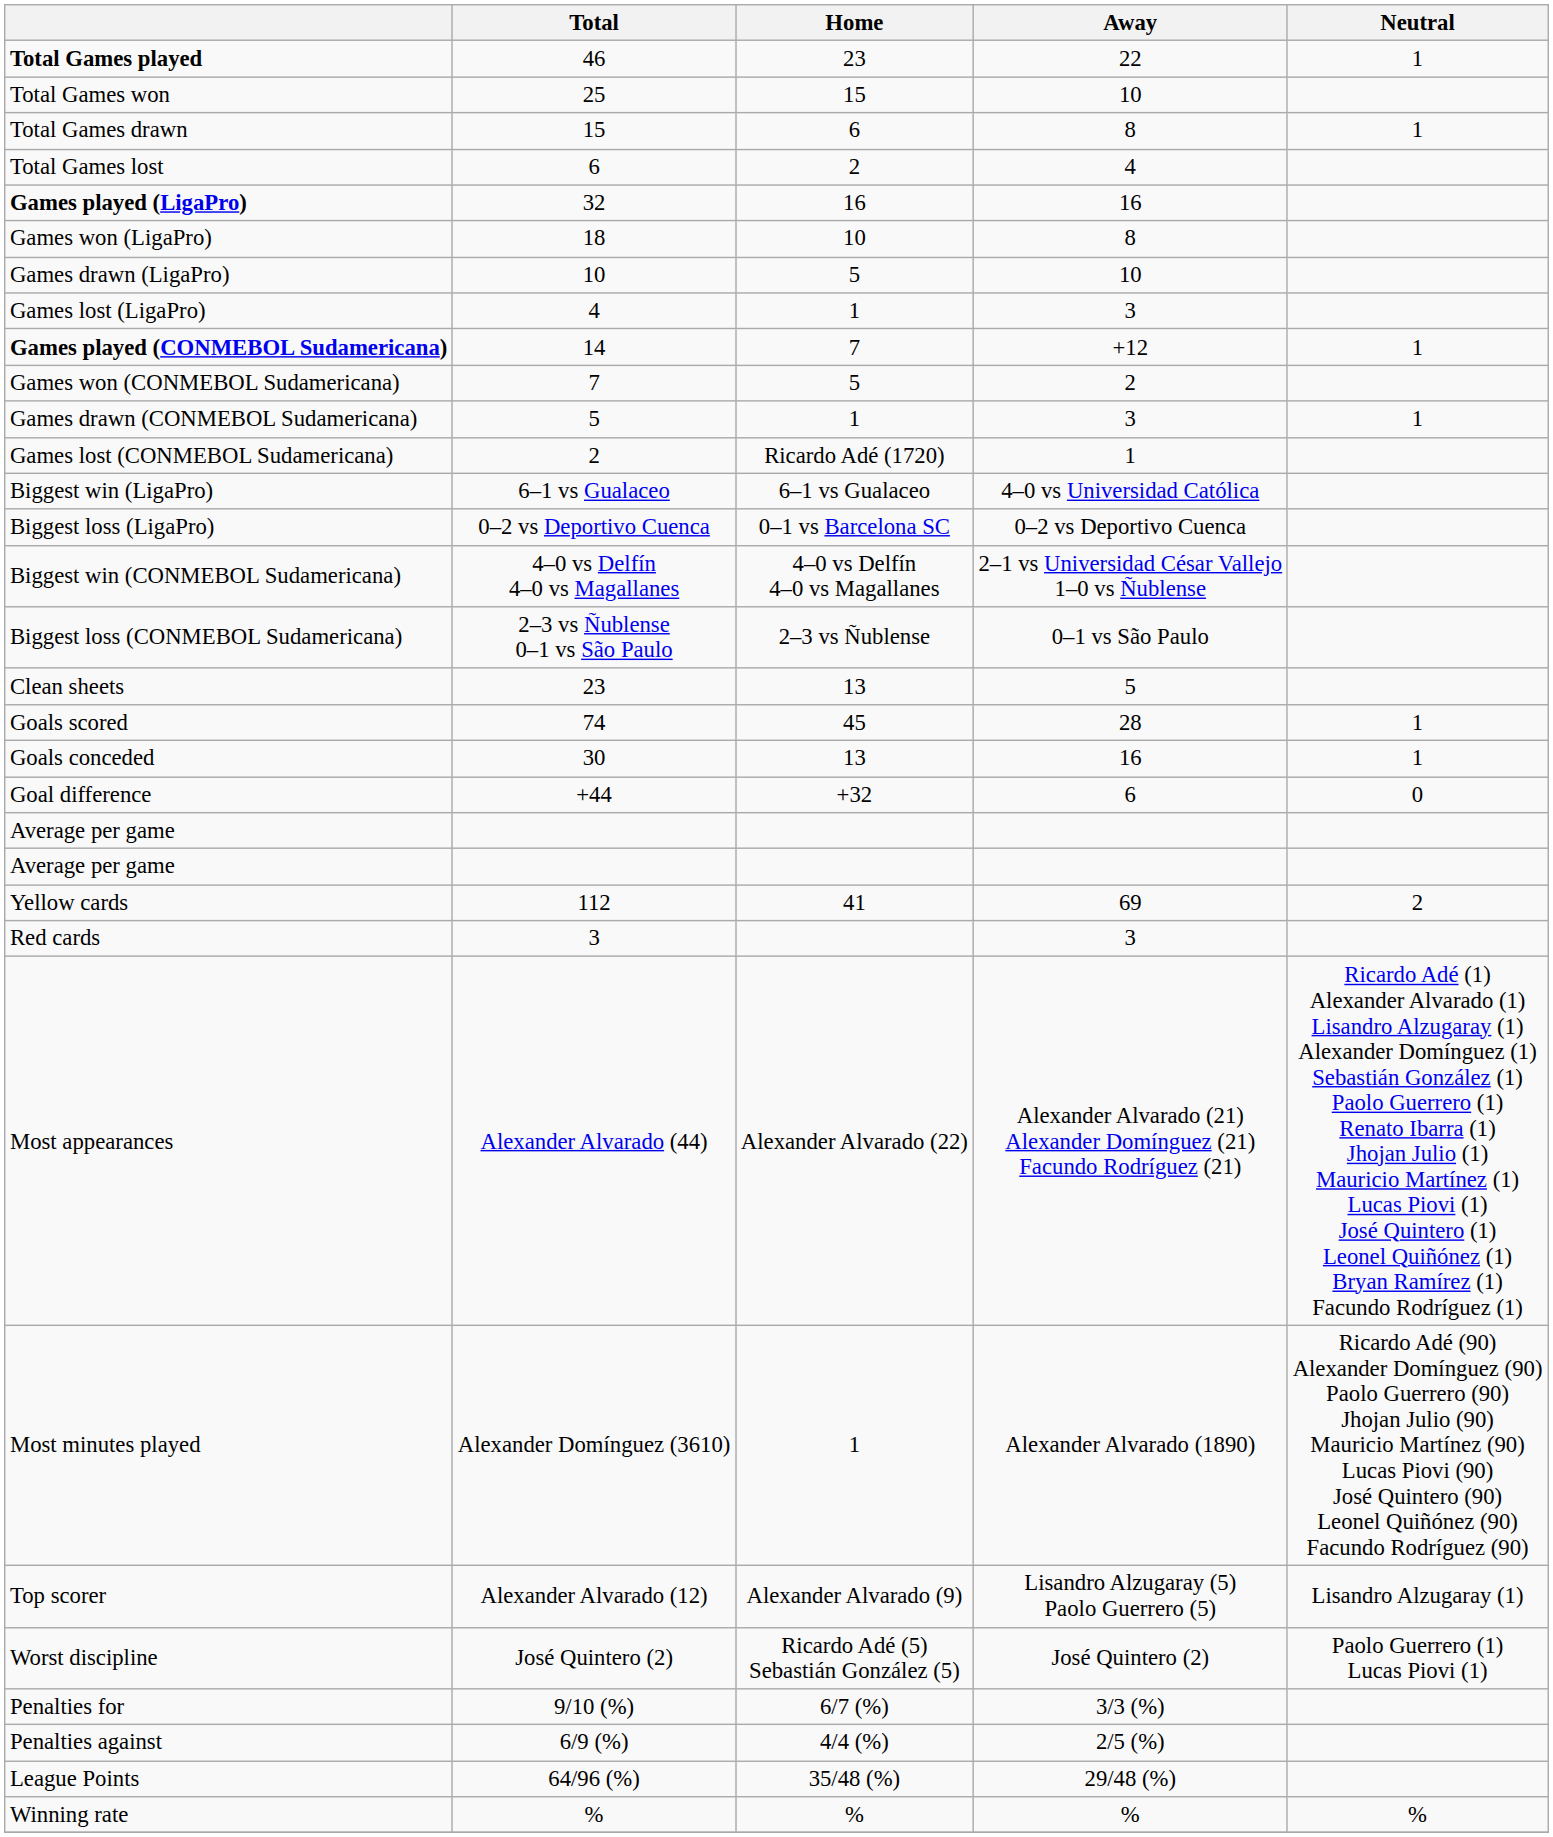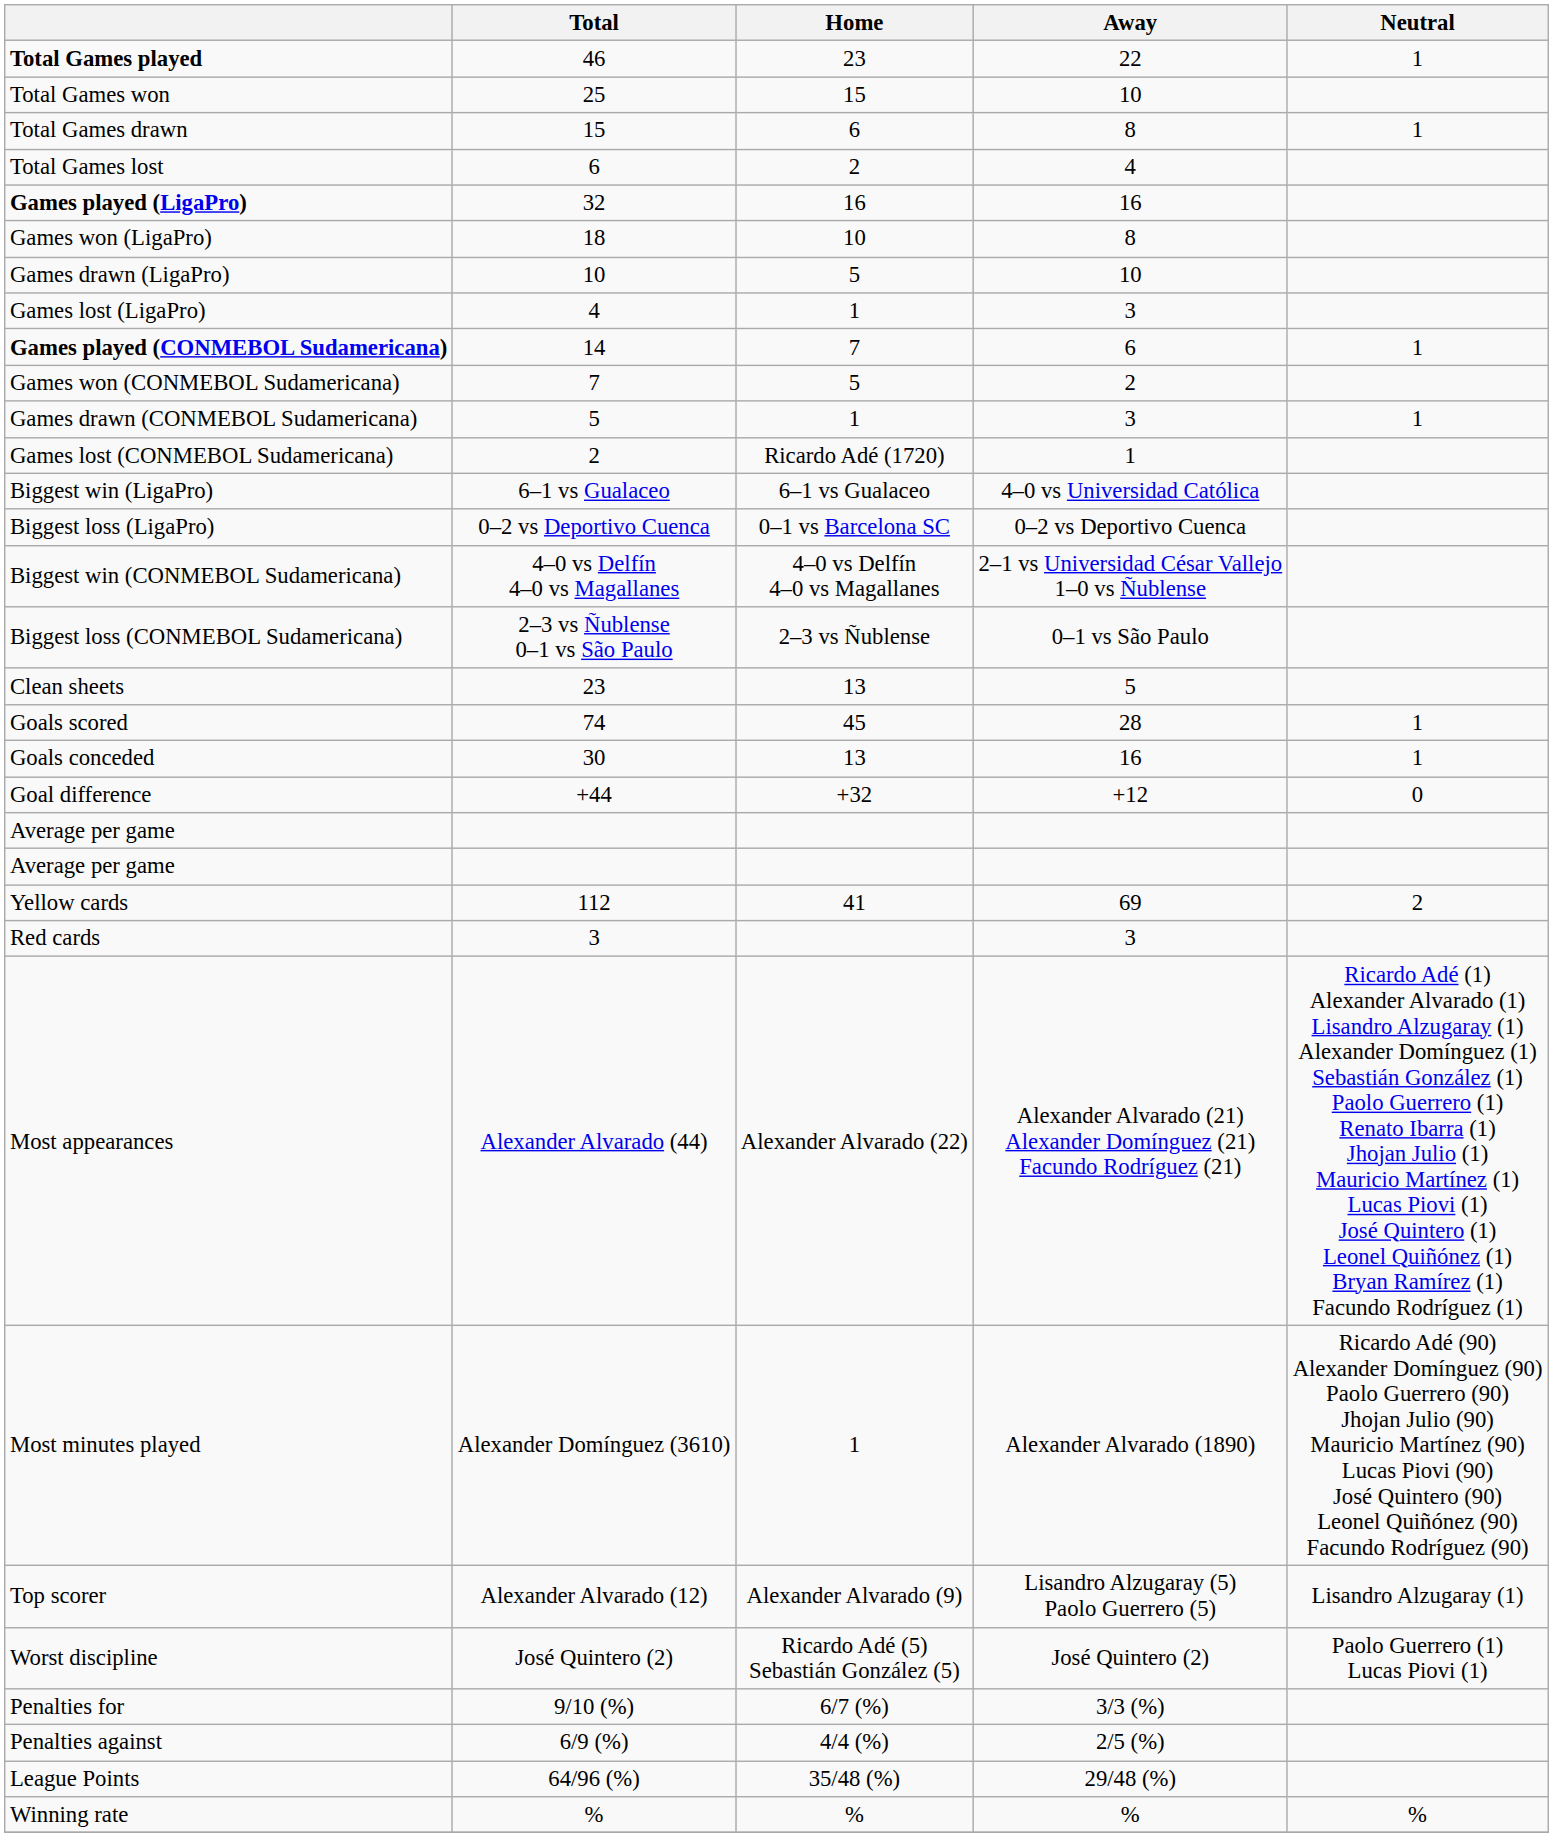(1130, 346) +12 -> (1130, 346) 6
(1130, 794) 6 -> (1130, 794) +12
